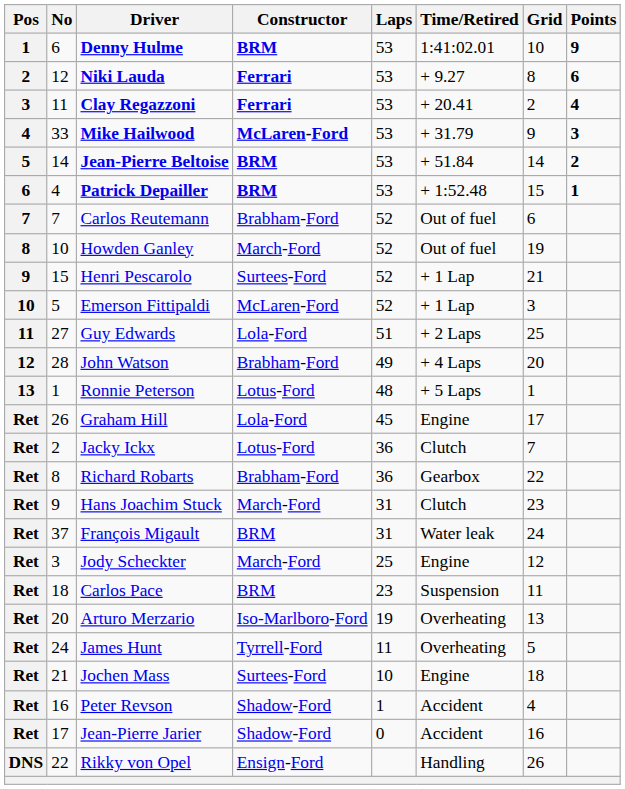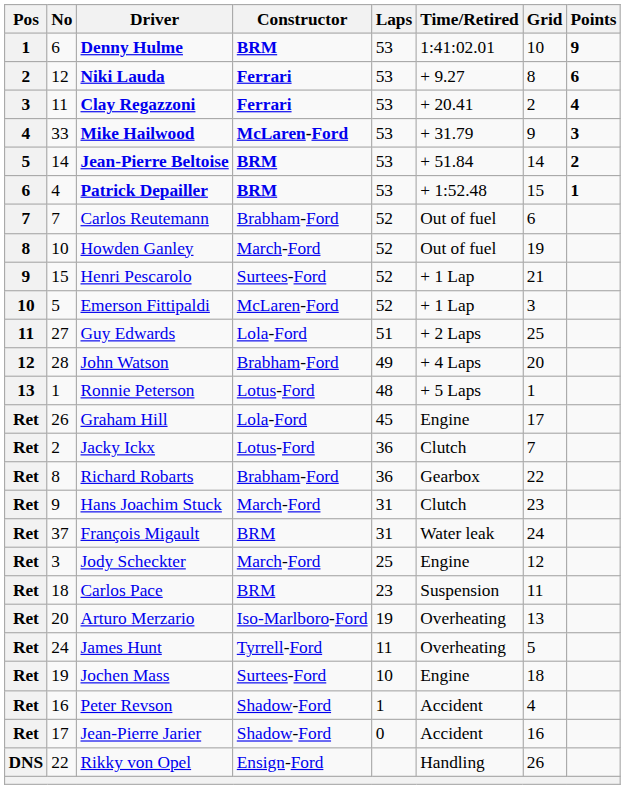(60, 676) 21 -> (60, 676) 19
